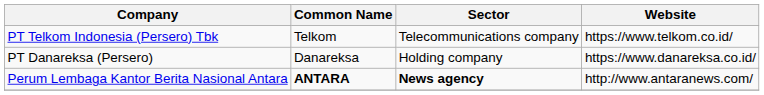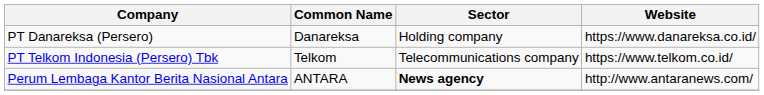rows swapped: (113, 36) <-> (80, 57)
(322, 79) bold -> (321, 79) normal
